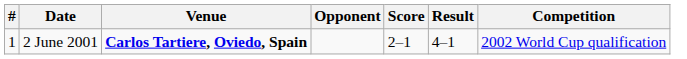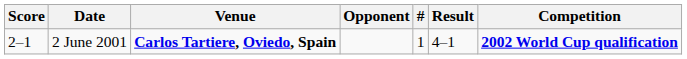columns swapped: (12, 16) <-> (406, 16)
(574, 41) normal -> (580, 41) bold
